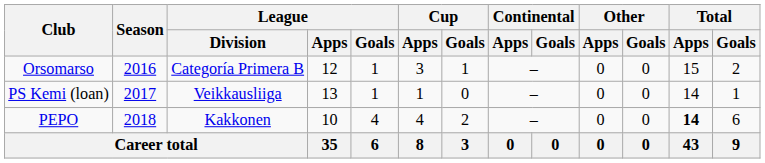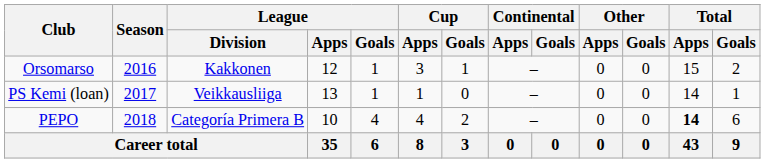(238, 68) Categoría Primera B -> (238, 68) Kakkonen
(238, 119) Kakkonen -> (238, 119) Categoría Primera B
